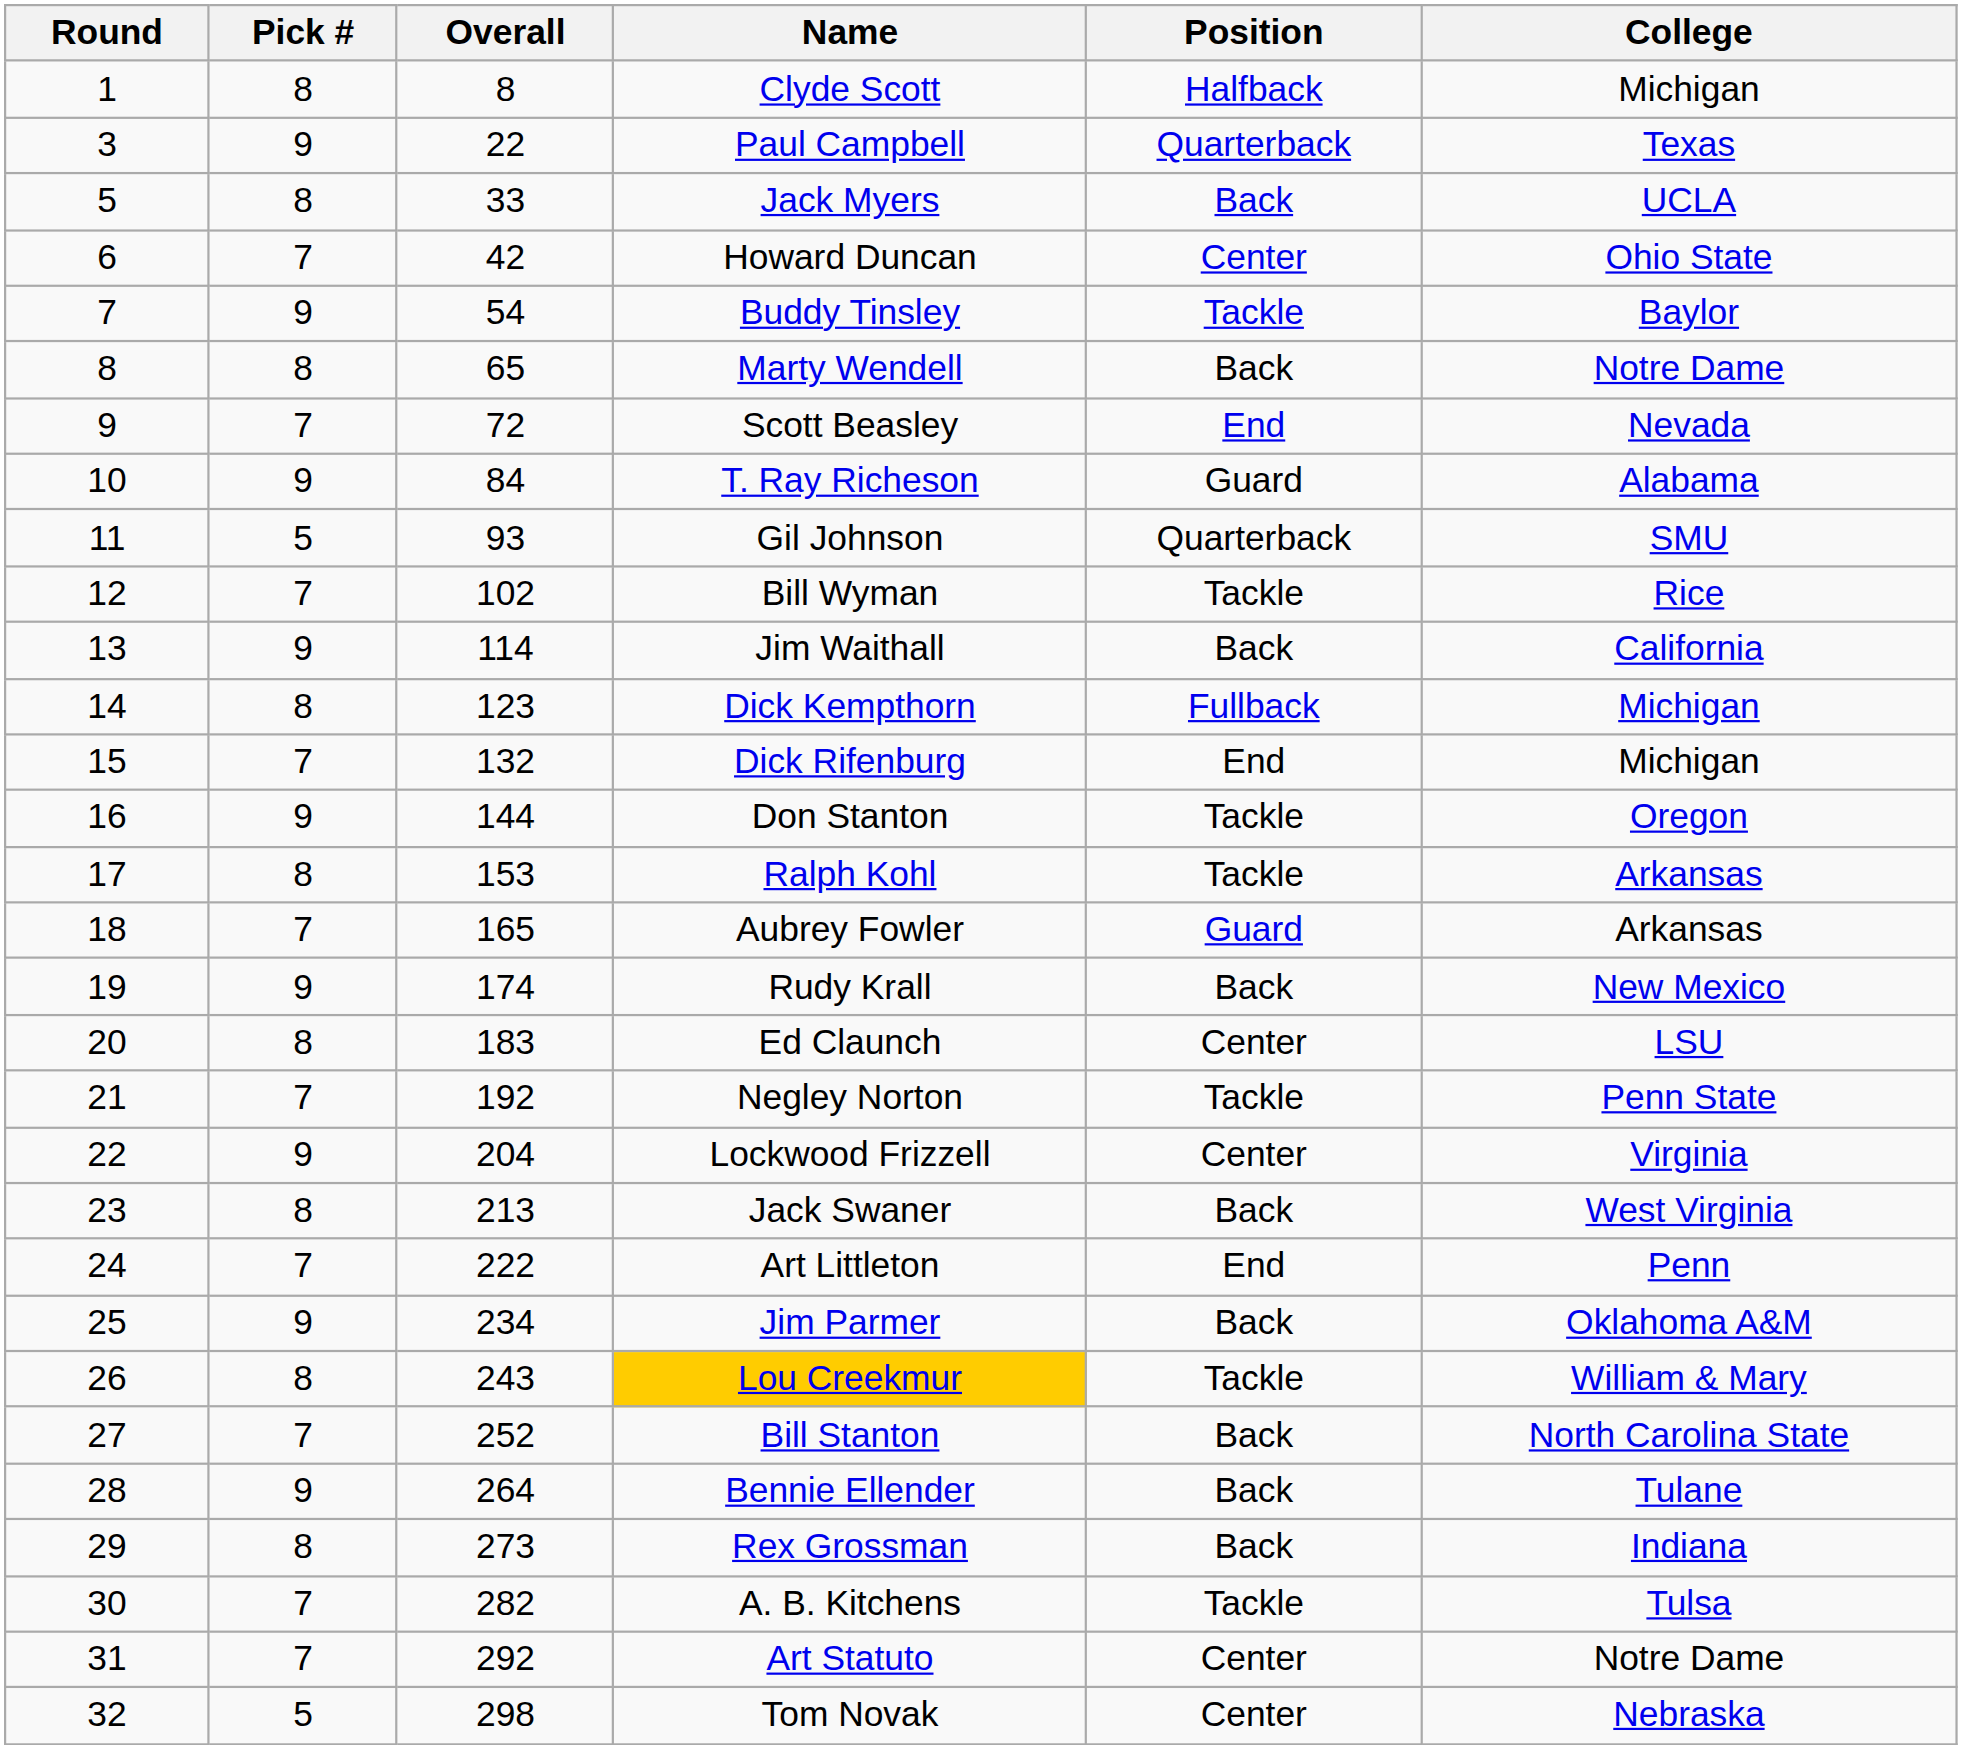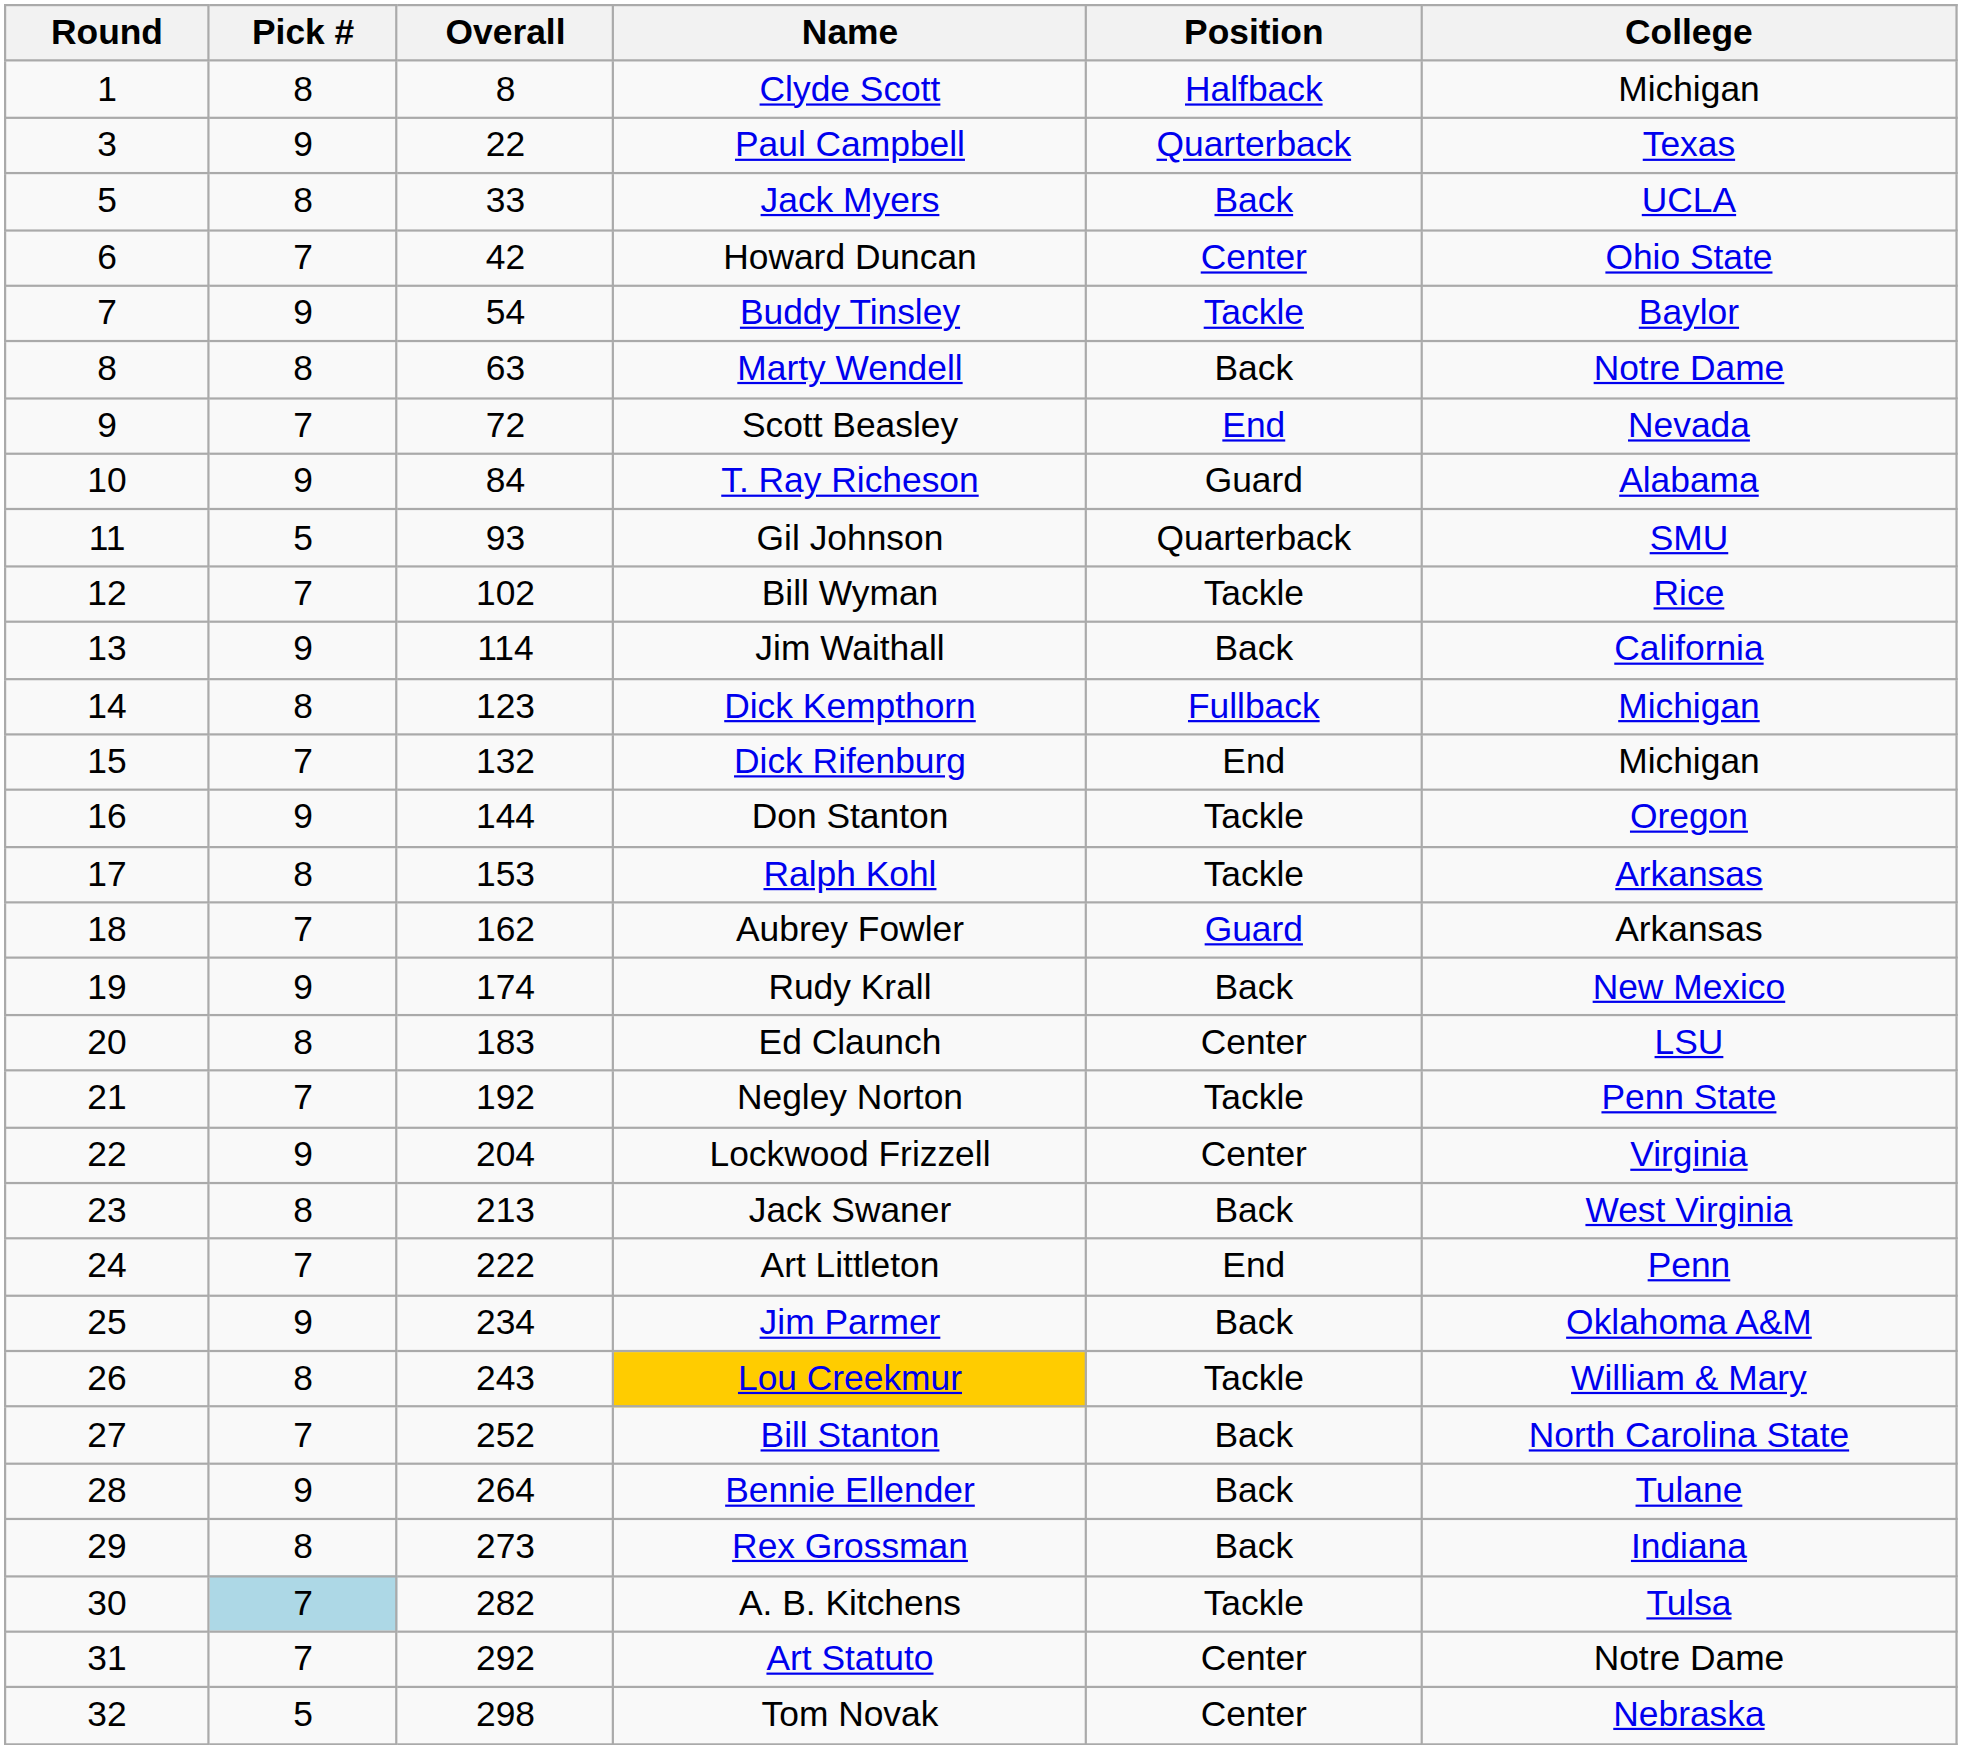(506, 369) 65 -> (506, 369) 63
(506, 929) 165 -> (506, 929) 162
(303, 1602) no background -> (303, 1602) lightblue background
